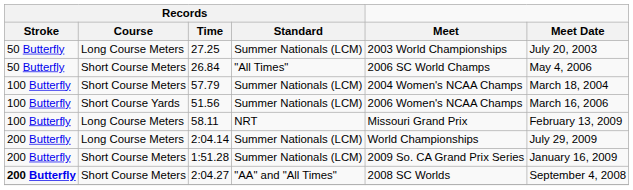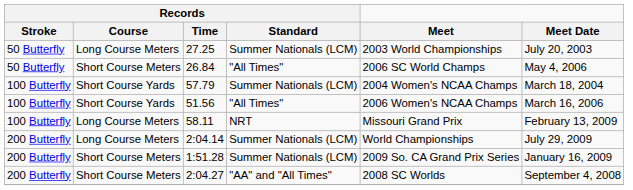(133, 85) Short Course Meters -> (125, 85) Short Course Yards
(298, 103) Summer Nationals (LCM) -> (256, 103) "All Times"
(41, 175) bold -> (39, 175) normal
